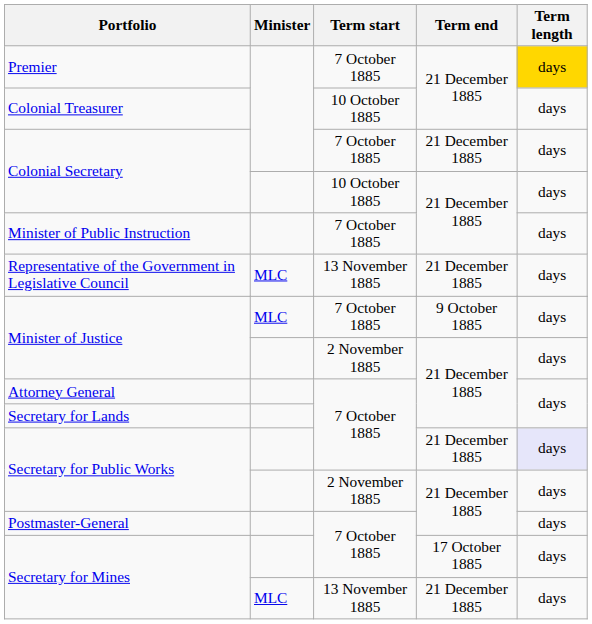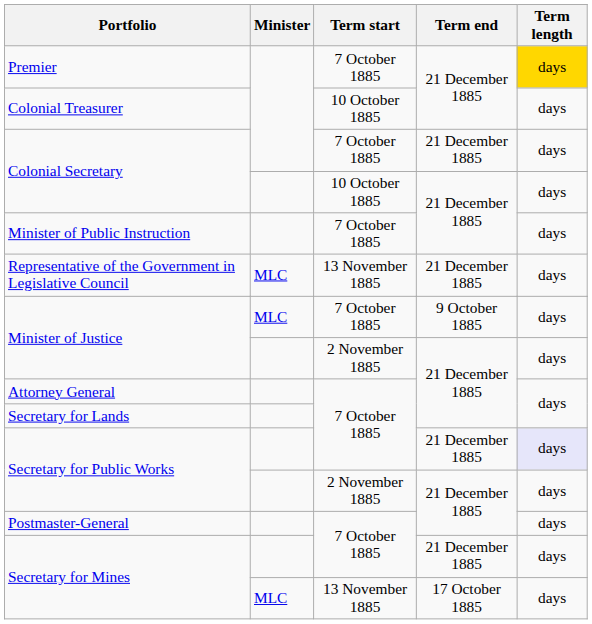(467, 556) 17 October 1885 -> (467, 556) 21 December 1885
(467, 598) 21 December 1885 -> (467, 598) 17 October 1885
